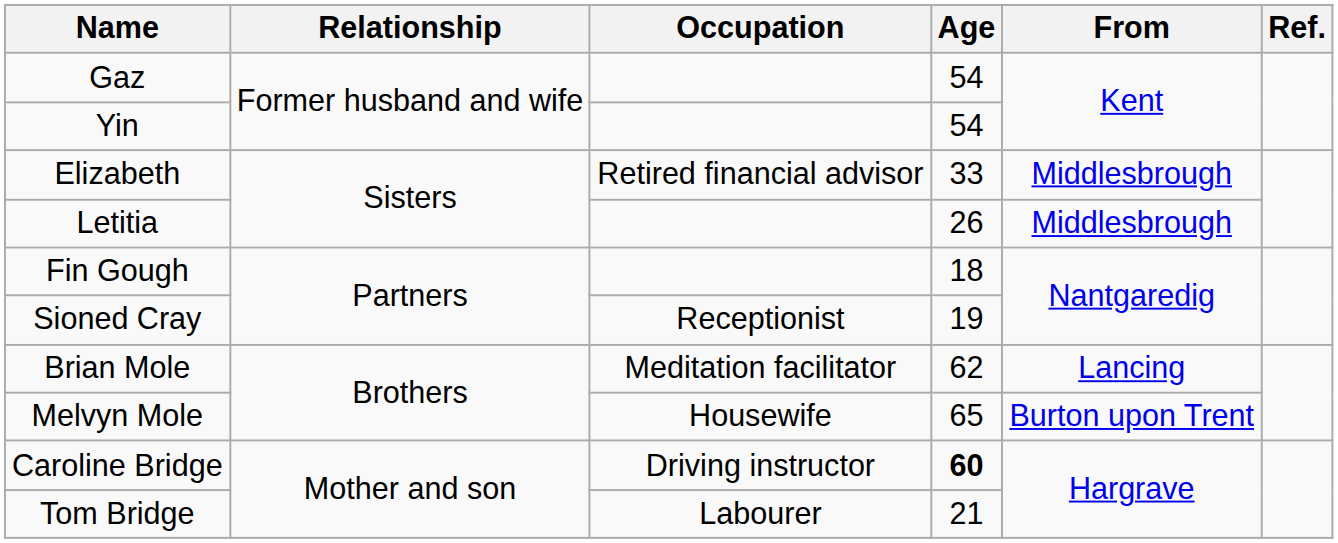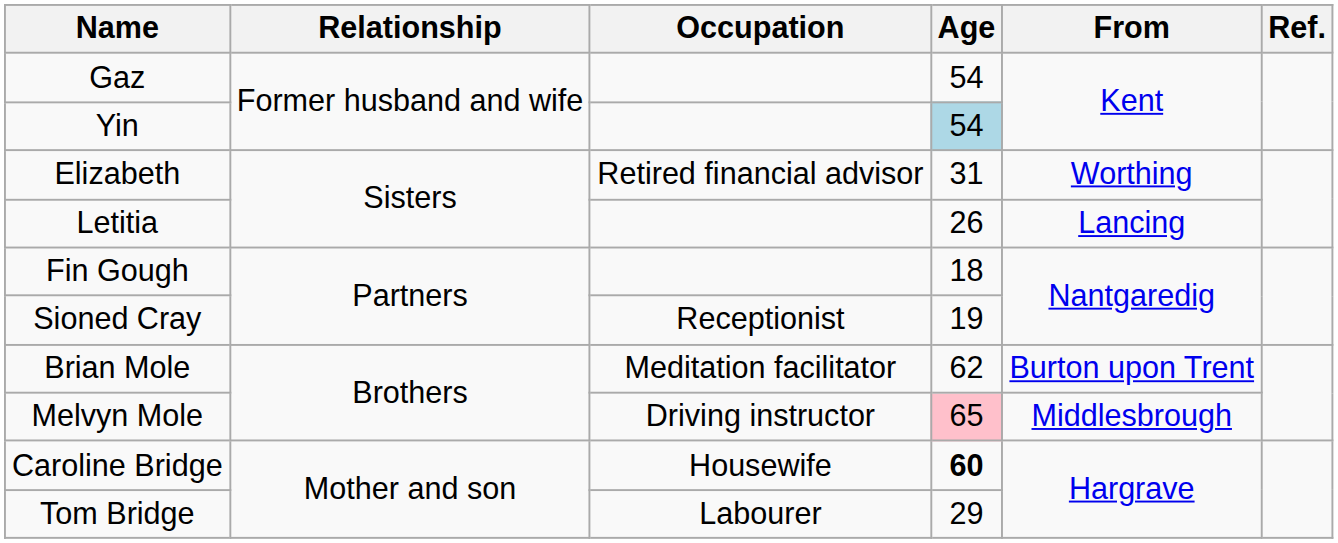(966, 125) no background -> (966, 125) lightblue background
(966, 174) 33 -> (966, 174) 31
(1132, 174) Middlesbrough -> (1132, 174) Worthing
(1132, 222) Middlesbrough -> (1132, 222) Lancing
(1132, 367) Lancing -> (1132, 367) Burton upon Trent
(760, 416) Housewife -> (760, 416) Driving instructor
(966, 416) no background -> (966, 416) pink background
(1132, 416) Burton upon Trent -> (1132, 416) Middlesbrough
(760, 464) Driving instructor -> (760, 464) Housewife
(966, 513) 21 -> (966, 513) 29
